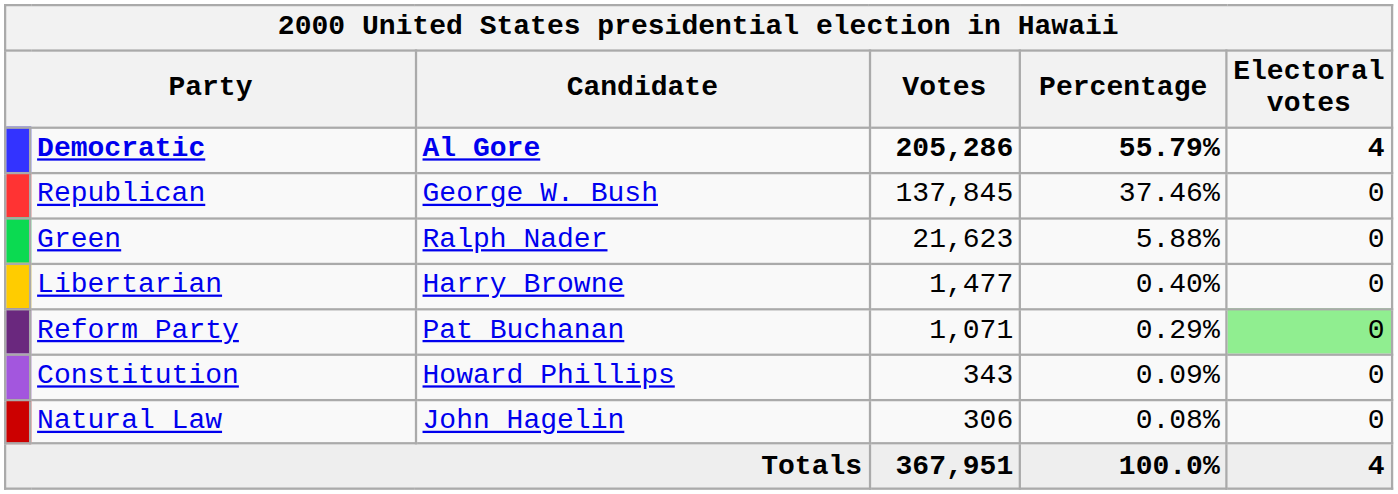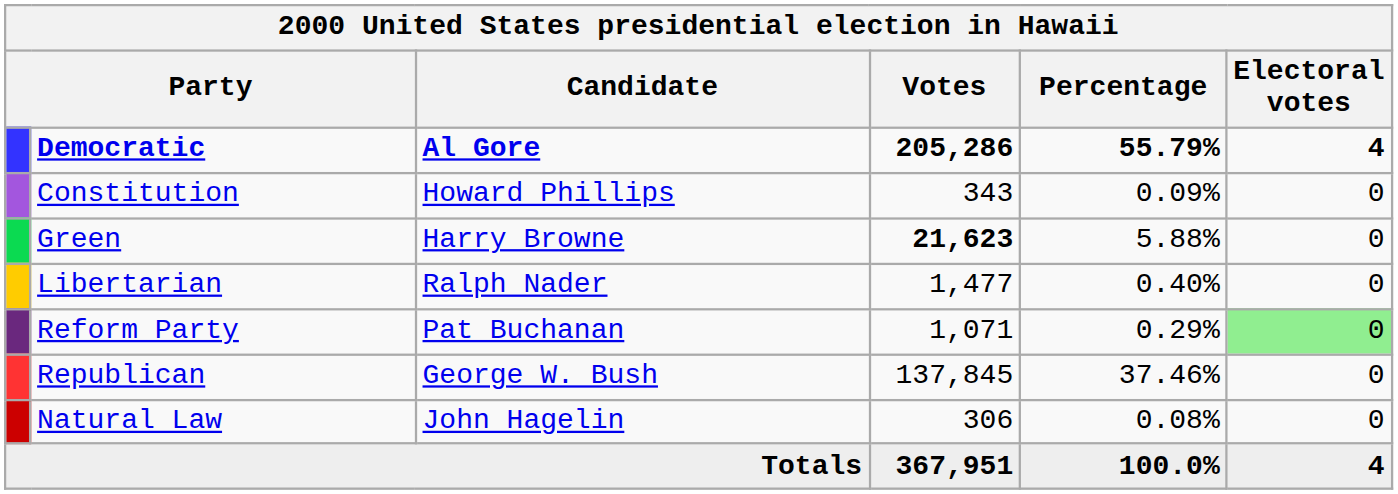rows swapped: (121, 196) <-> (138, 377)
(515, 241) Ralph Nader -> (523, 241) Harry Browne
(963, 241) normal -> (963, 241) bold
(523, 286) Harry Browne -> (515, 286) Ralph Nader
